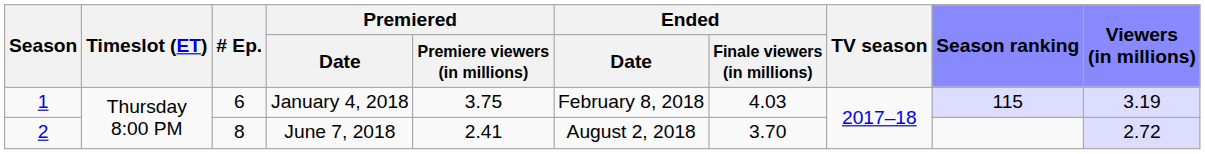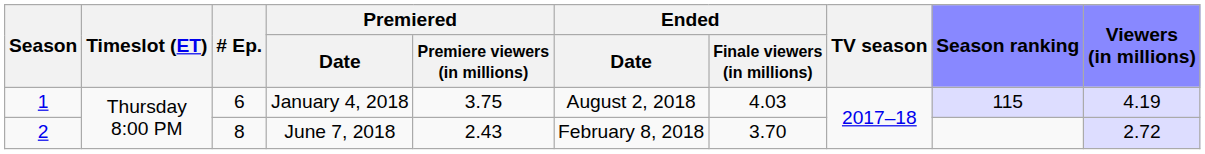(631, 102) February 8, 2018 -> (631, 102) August 2, 2018
(1142, 102) 3.19 -> (1142, 102) 4.19
(483, 132) 2.41 -> (483, 132) 2.43
(631, 132) August 2, 2018 -> (631, 132) February 8, 2018
